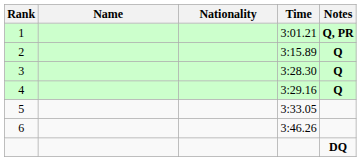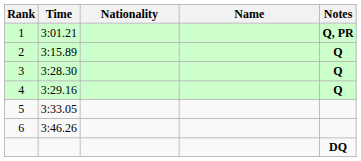columns swapped: (108, 14) <-> (299, 14)
